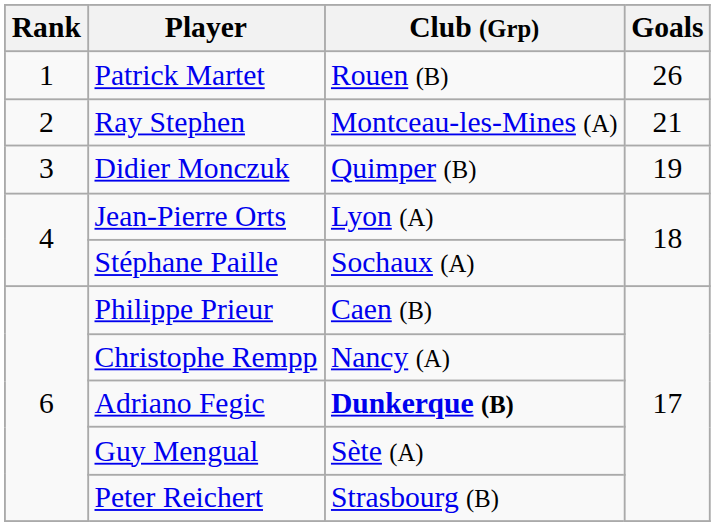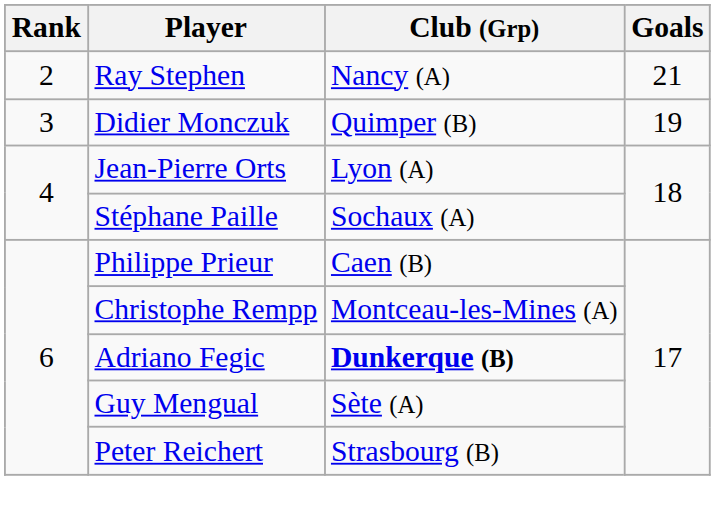- row: (180, 74)
(474, 121) Montceau-les-Mines (A) -> (390, 74) Nancy (A)
(390, 356) Nancy (A) -> (474, 309) Montceau-les-Mines (A)
